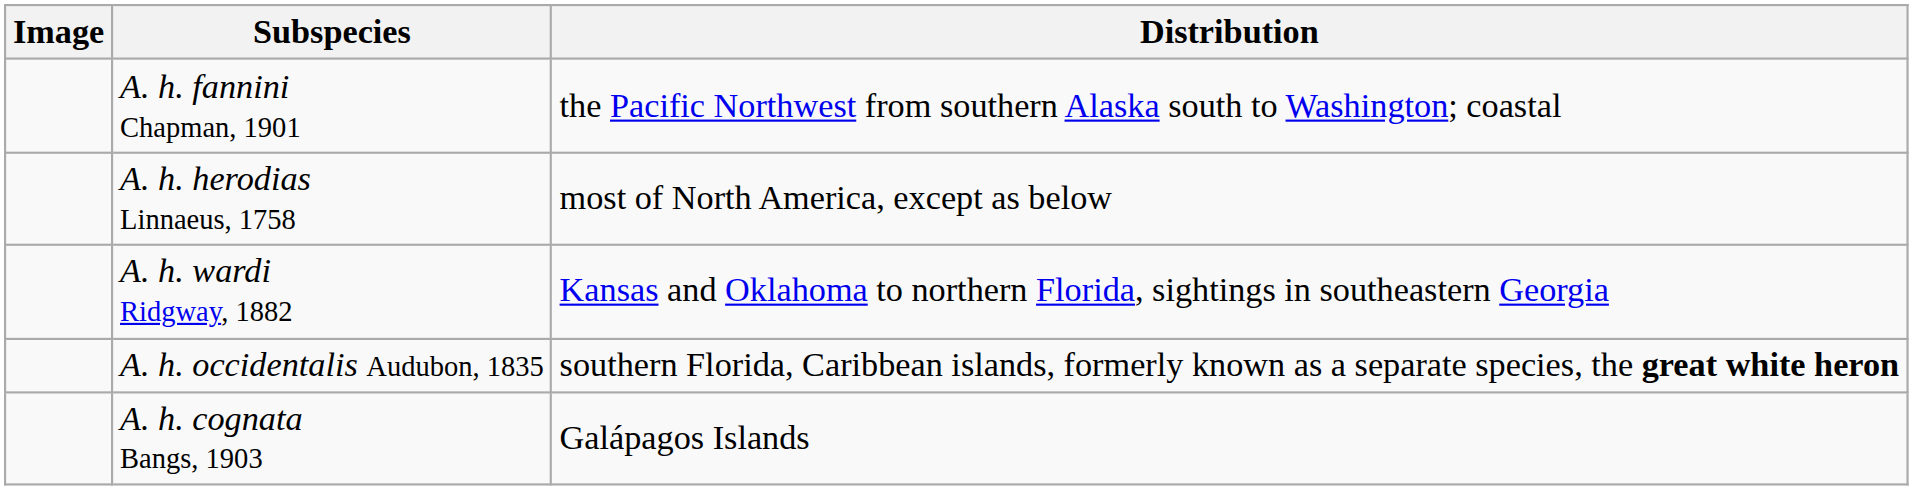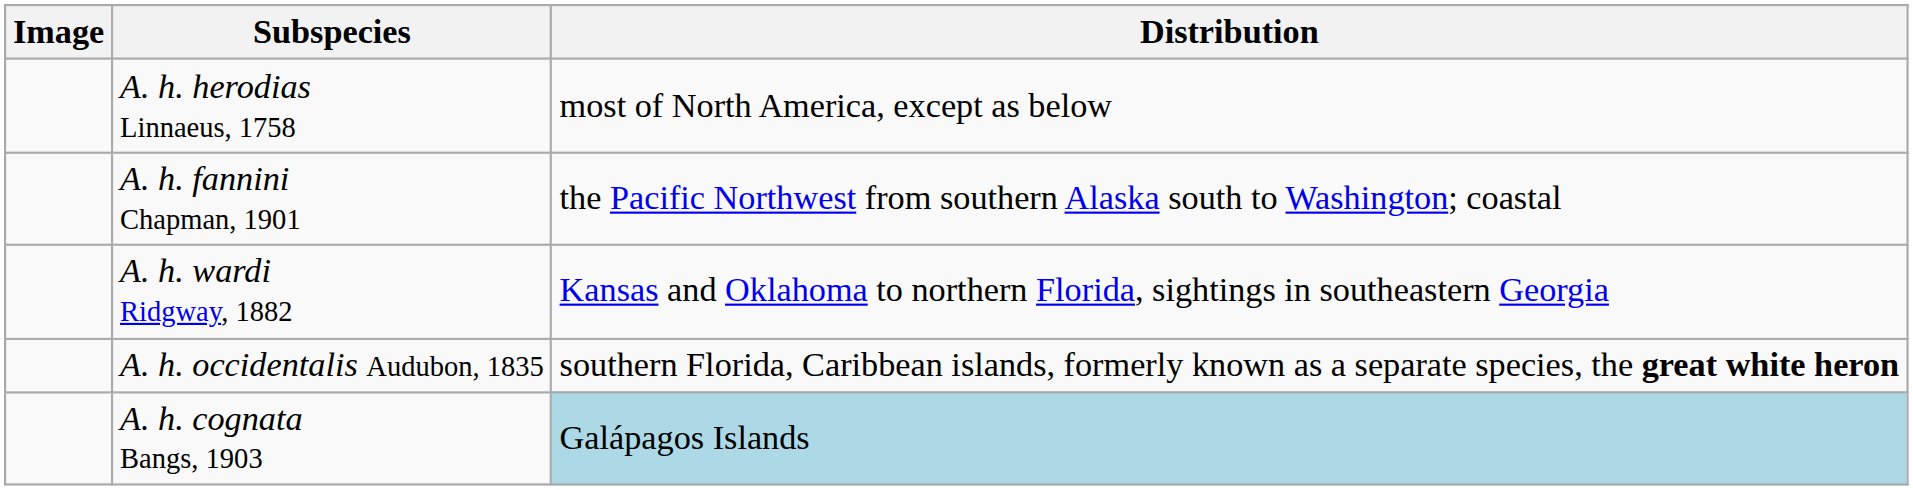rows swapped: (215, 198) <-> (210, 105)
(685, 437) no background -> (685, 437) lightblue background
